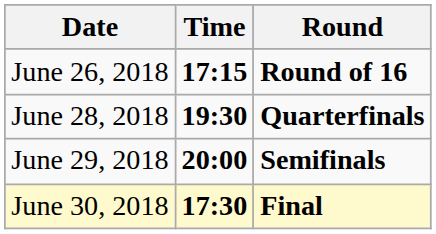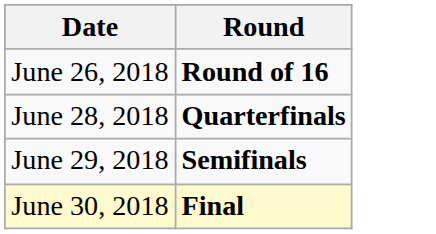- column: (214, 26)
